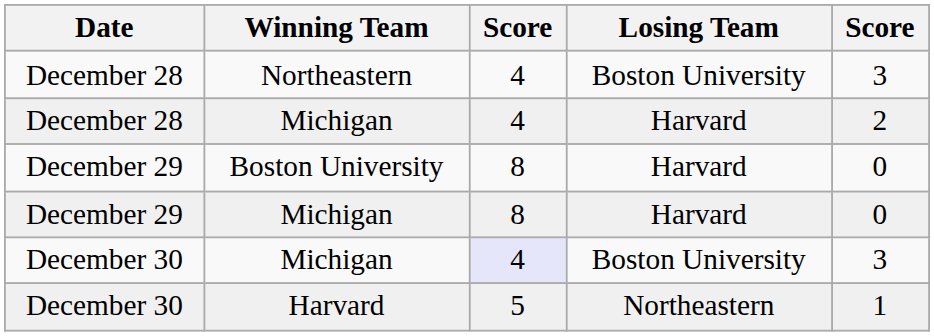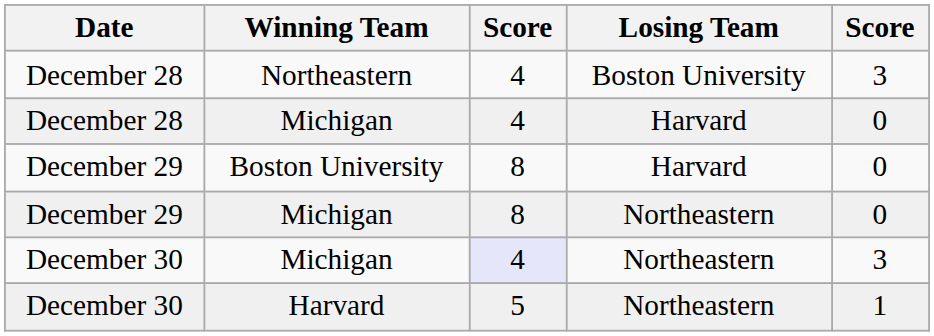(880, 120) 2 -> (880, 120) 0
(699, 213) Harvard -> (699, 213) Northeastern
(699, 259) Boston University -> (699, 259) Northeastern
